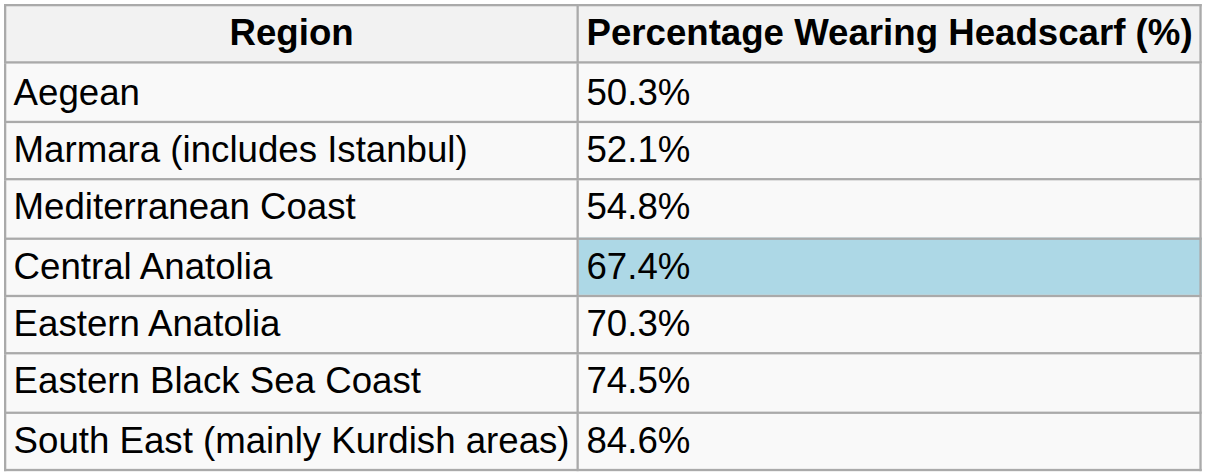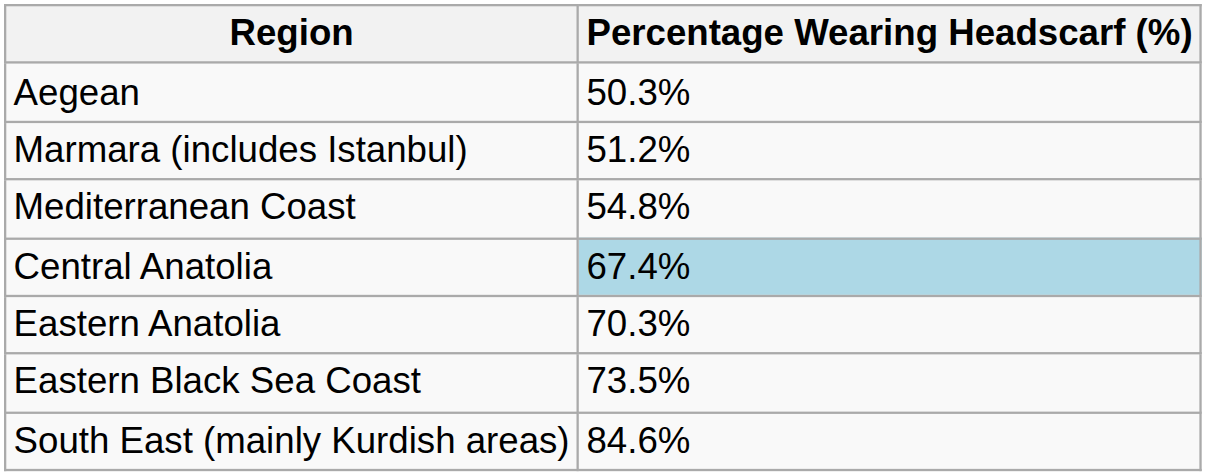(638, 149) 52.1% -> (638, 149) 51.2%
(638, 382) 74.5% -> (638, 382) 73.5%
